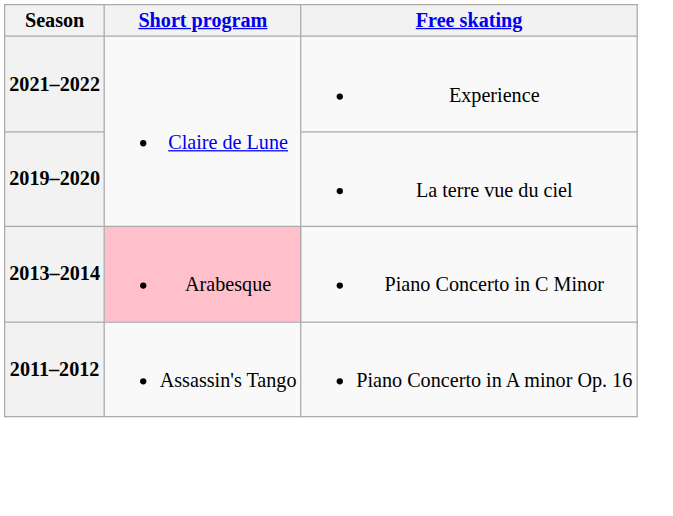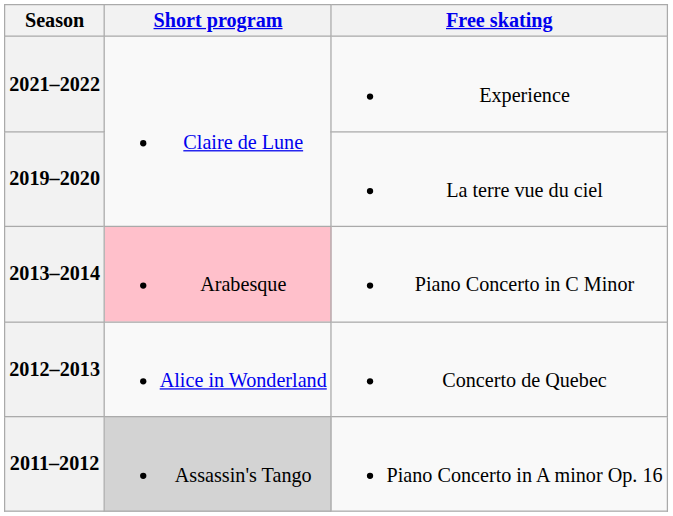+ row: (55, 368)
(203, 380) no background -> (218, 475) lightgrey background
